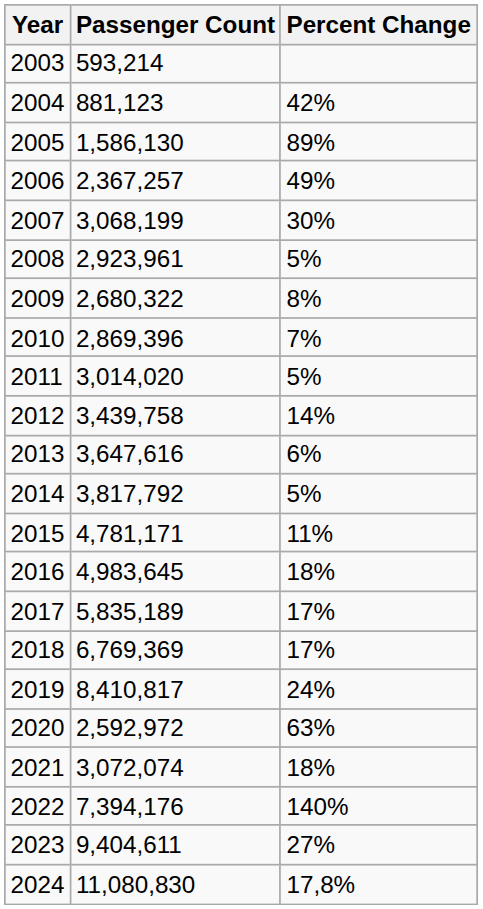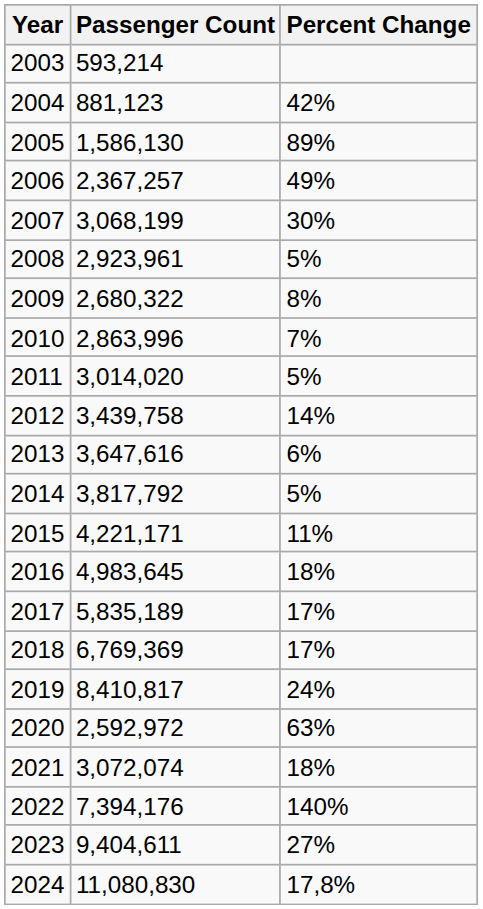(130, 337) 2,869,396 -> (130, 337) 2,863,996
(130, 533) 4,781,171 -> (130, 533) 4,221,171
